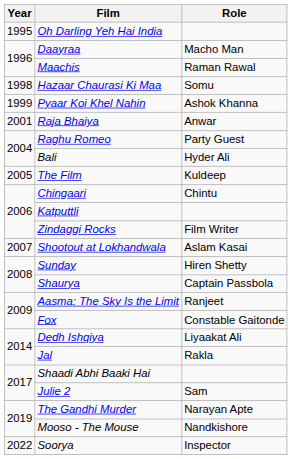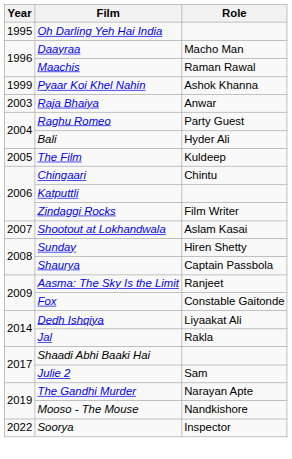- row: (99, 85)
(20, 121) 2001 -> (20, 103) 2003
